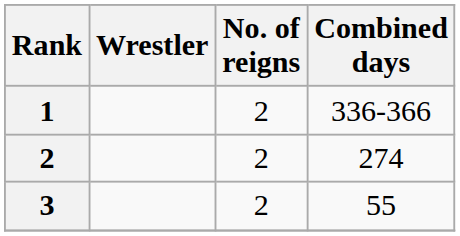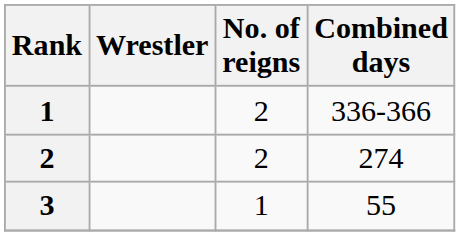(261, 205) 2 -> (261, 205) 1
